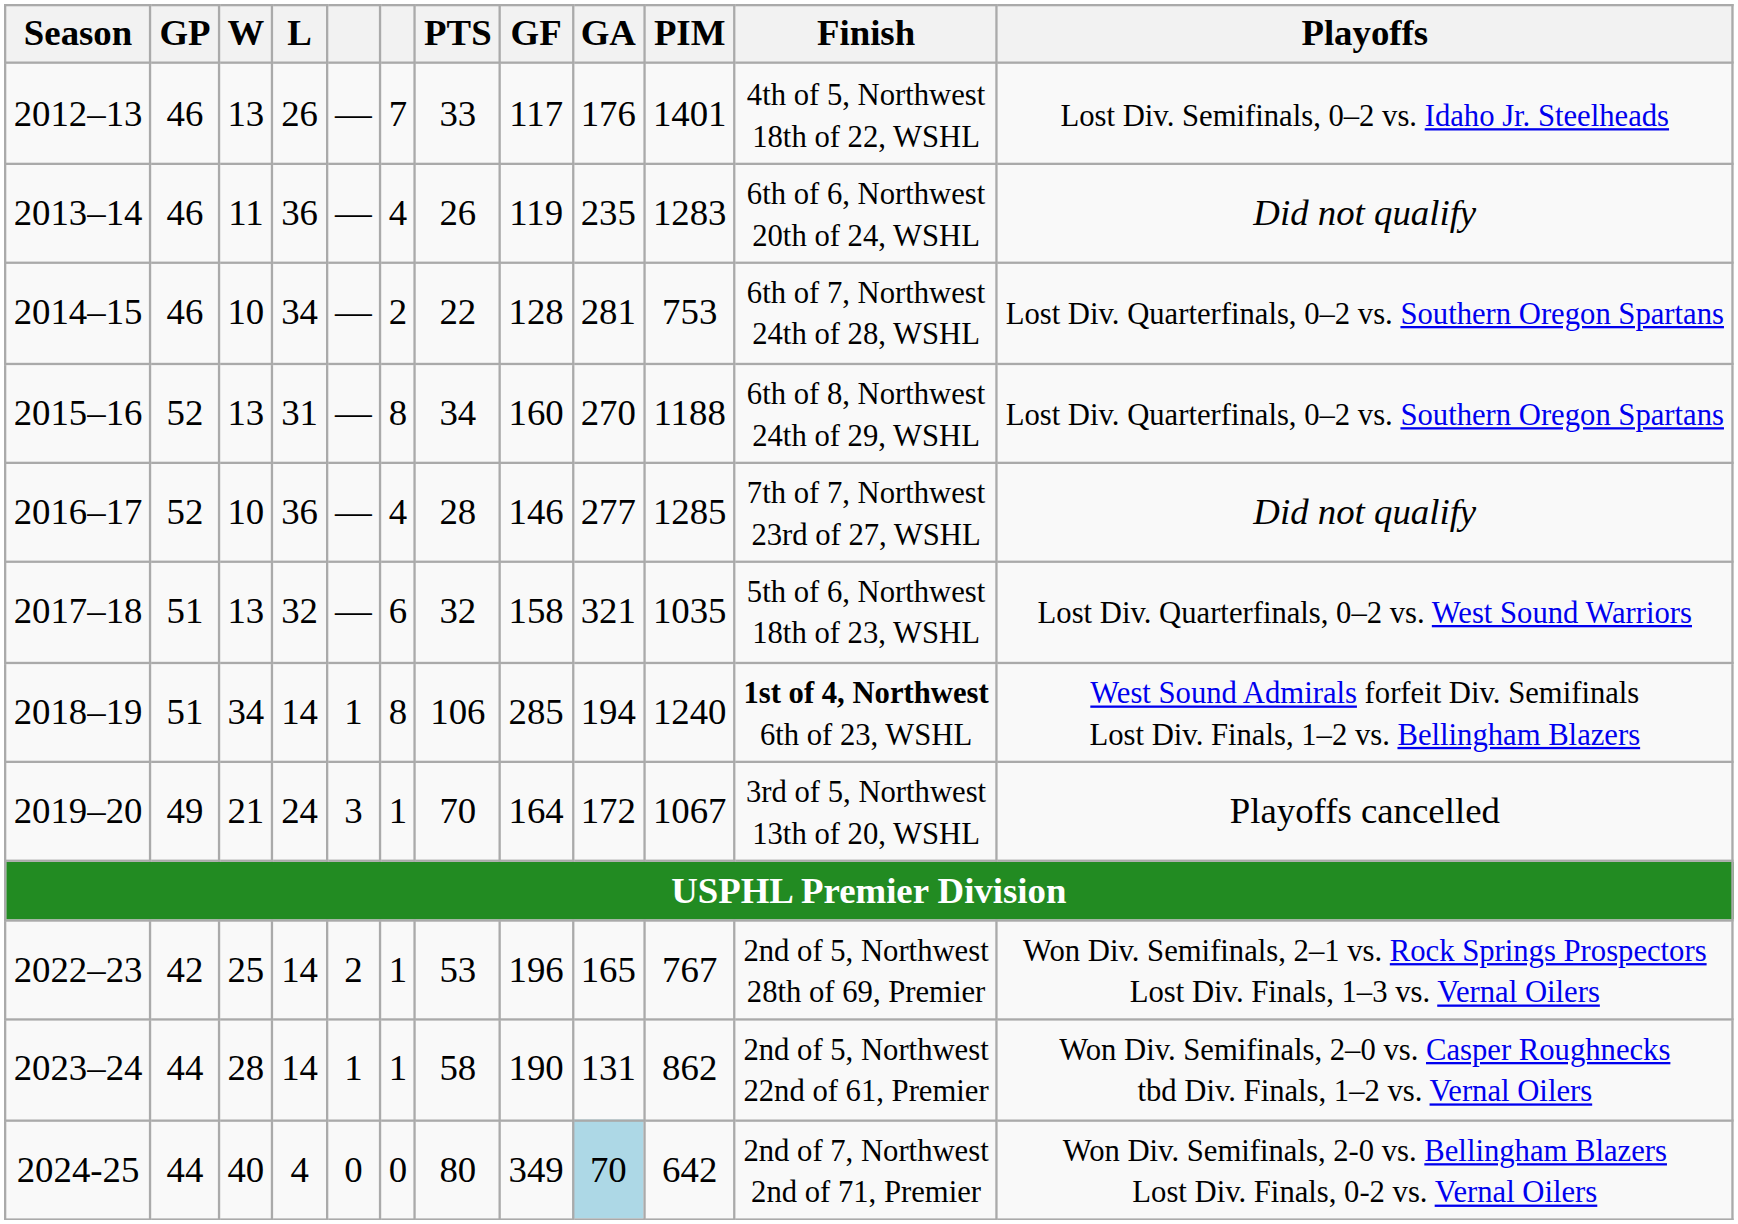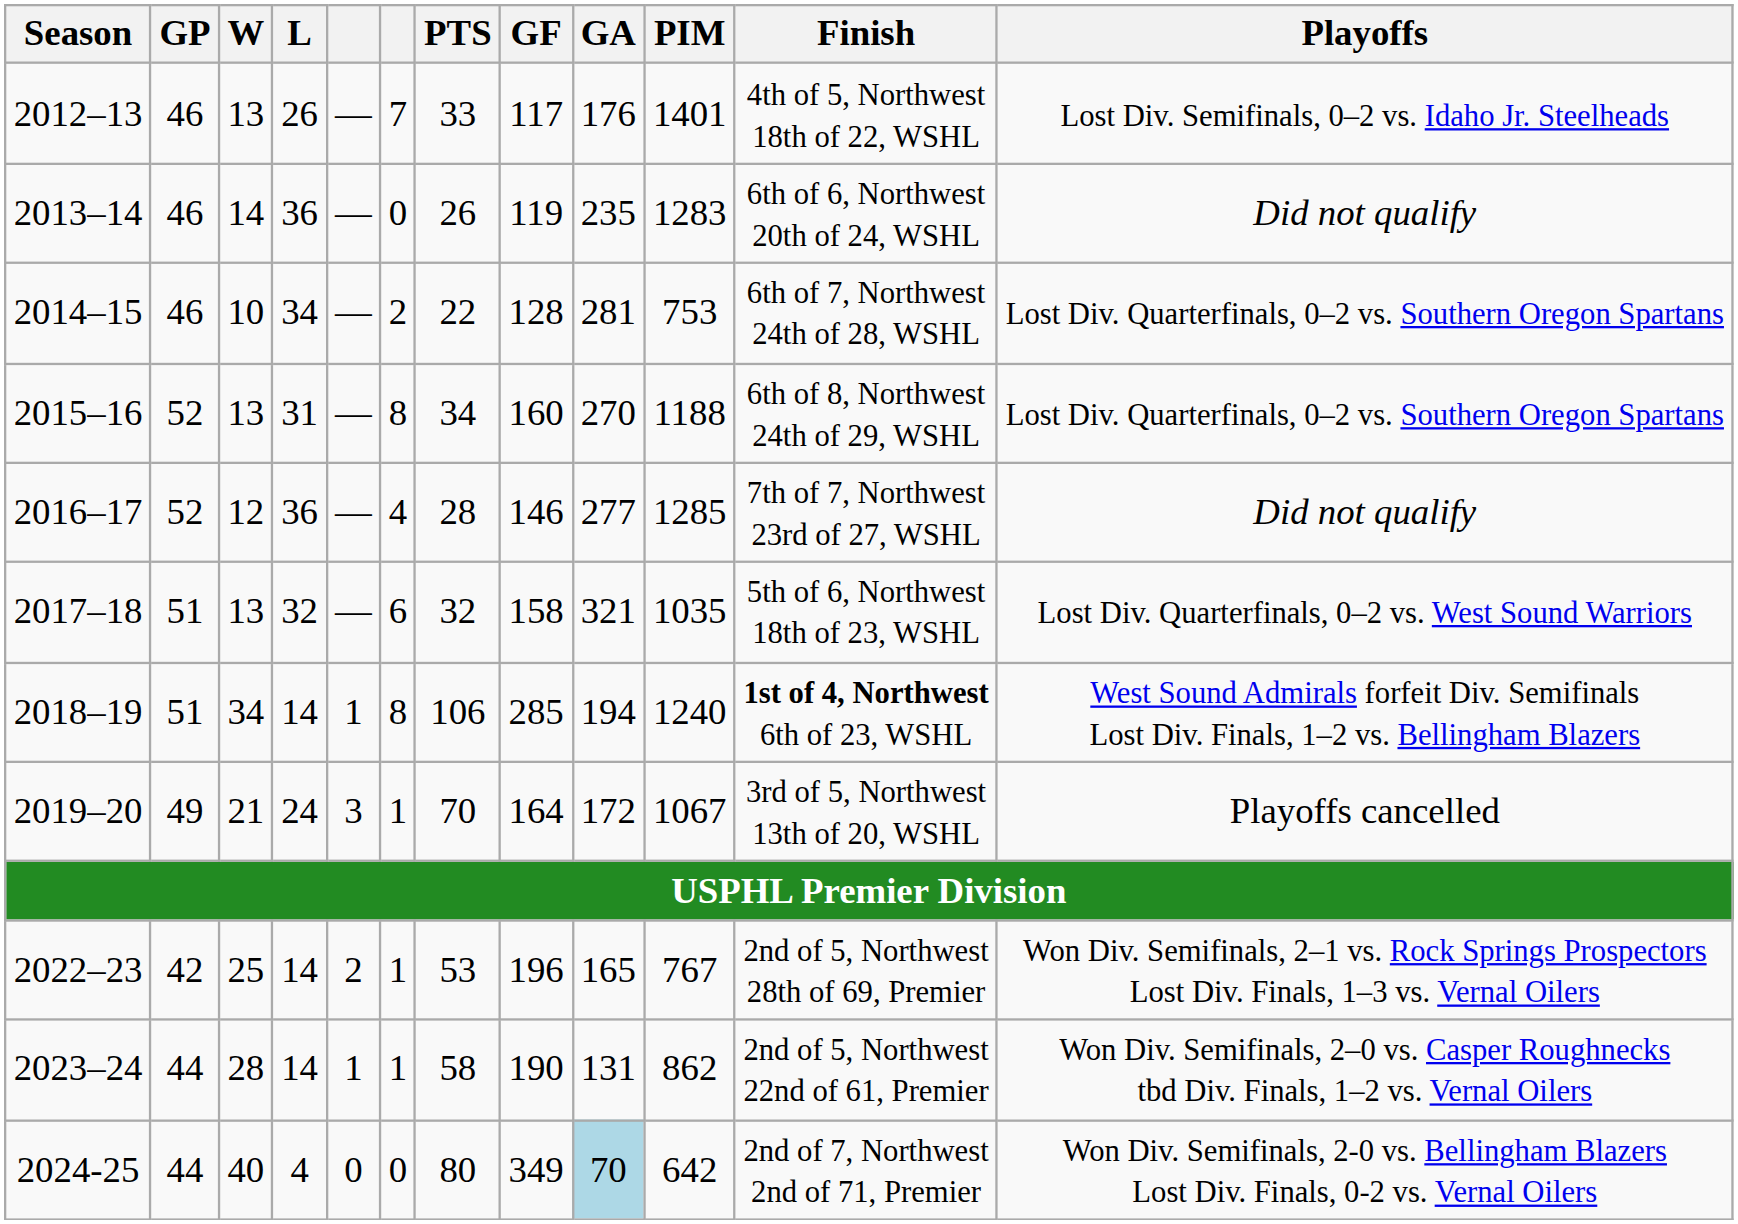(246, 212) 11 -> (246, 212) 14
(398, 212) 4 -> (398, 212) 0
(246, 511) 10 -> (246, 511) 12
